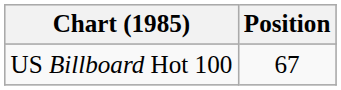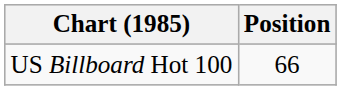(287, 64) 67 -> (287, 64) 66
